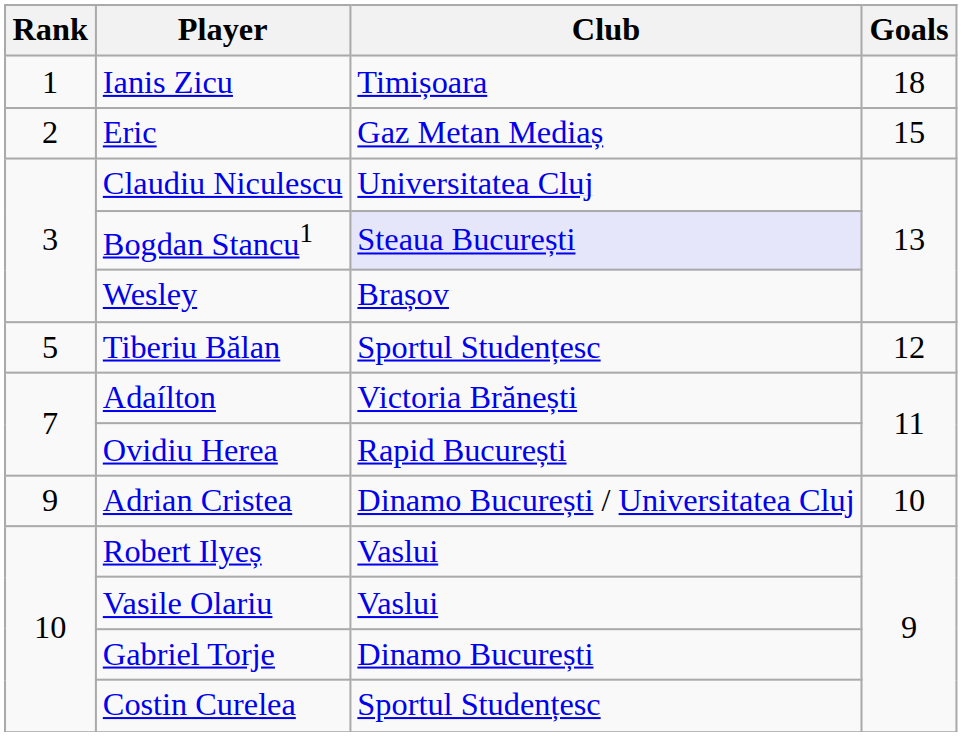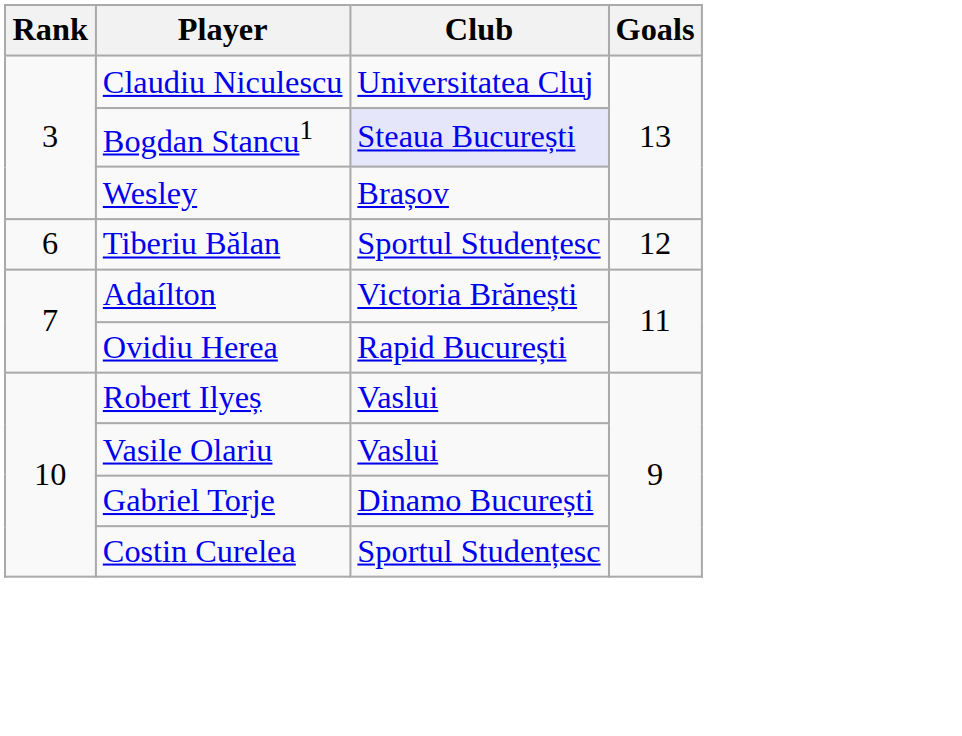- row: (168, 81)
- row: (130, 132)
(50, 346) 5 -> (50, 243) 6
- row: (198, 500)
